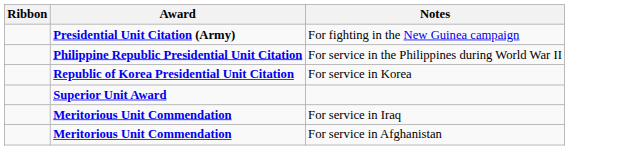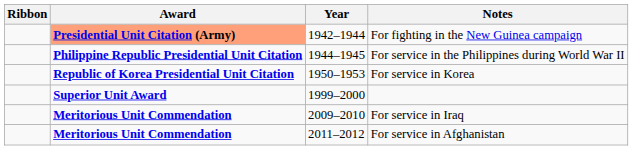+ column: (337, 14)
(144, 34) no background -> (144, 34) lightsalmon background
